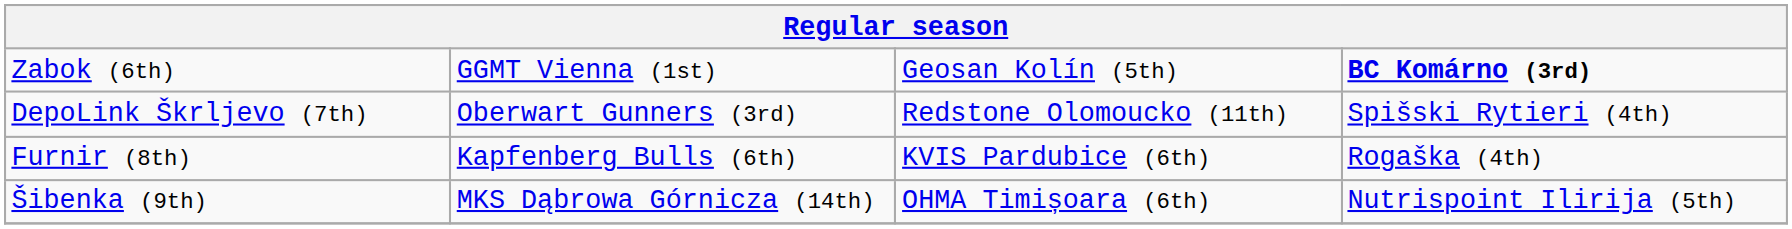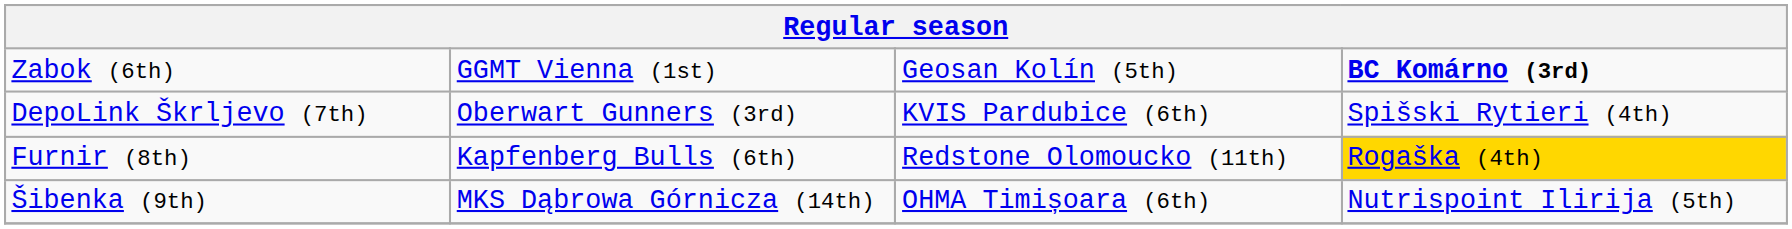(1095, 114) Redstone Olomoucko (11th) -> (1056, 114) KVIS Pardubice (6th)
(1056, 158) KVIS Pardubice (6th) -> (1095, 158) Redstone Olomoucko (11th)
(1445, 158) no background -> (1445, 158) gold background
